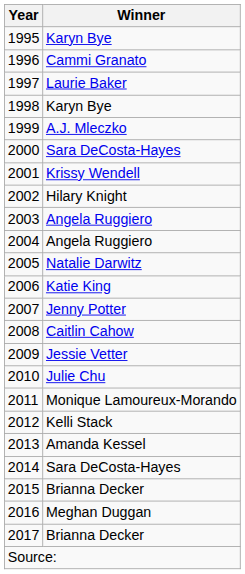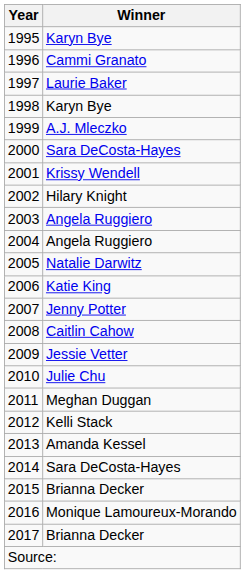(141, 399) Monique Lamoureux-Morando -> (99, 399) Meghan Duggan
(99, 512) Meghan Duggan -> (141, 512) Monique Lamoureux-Morando
